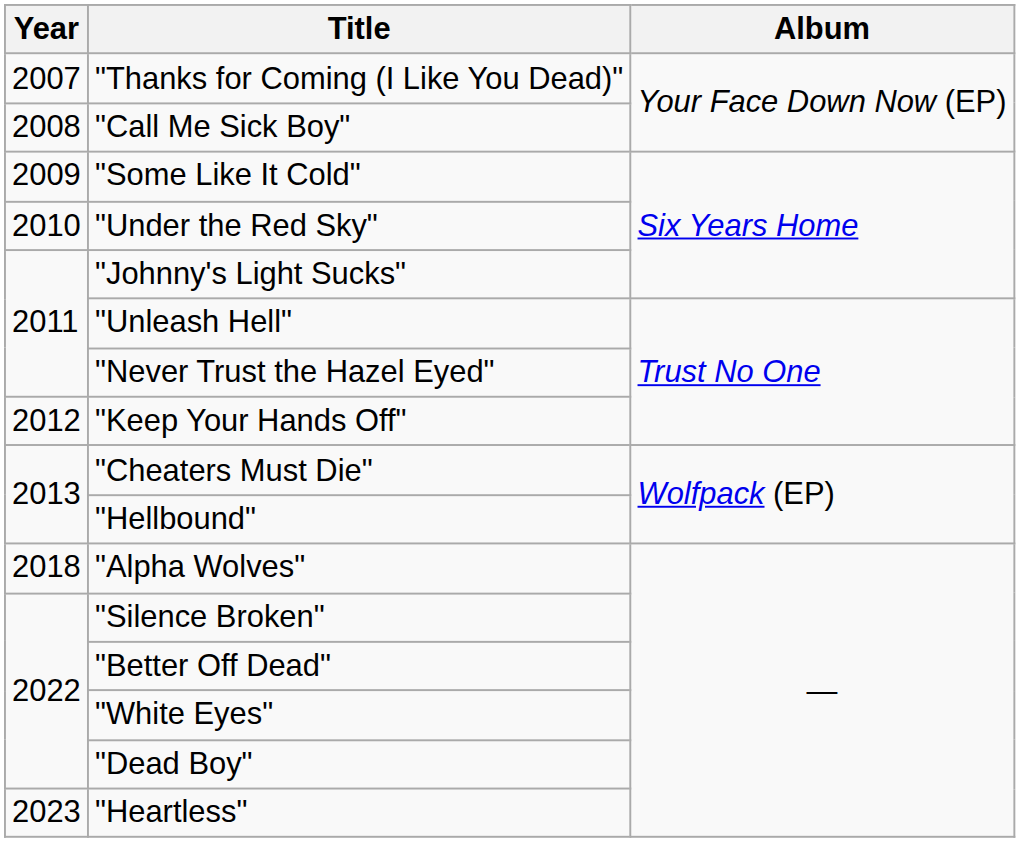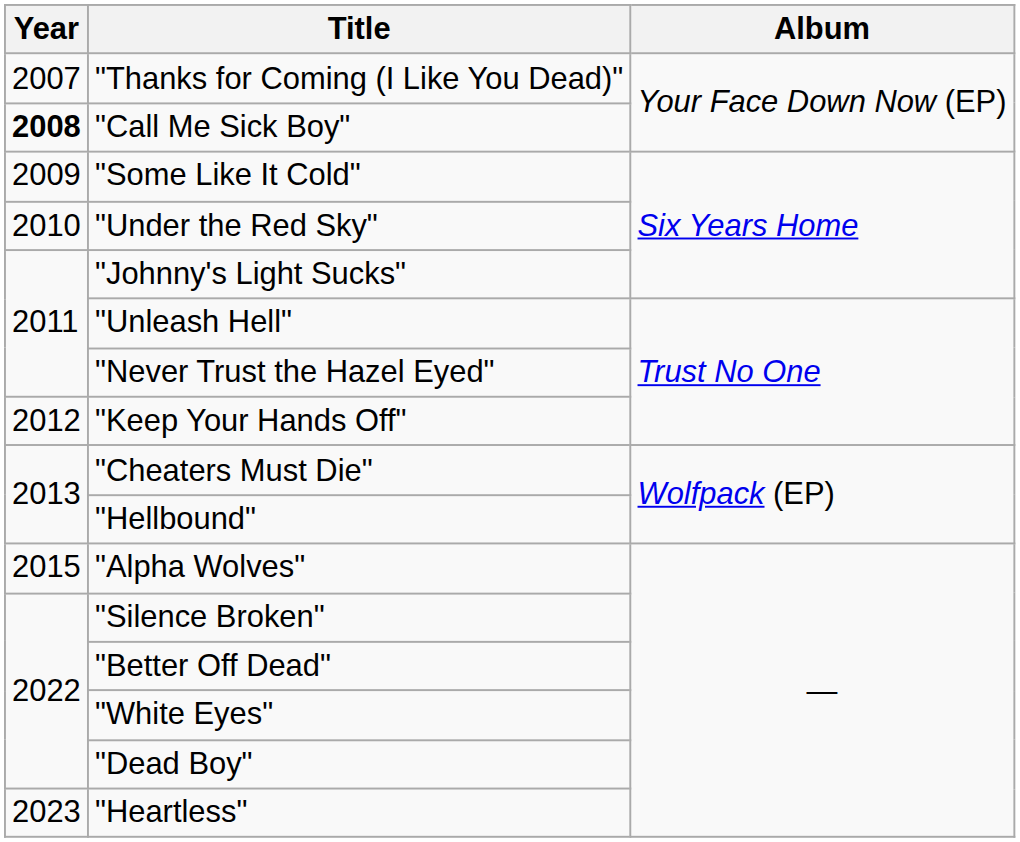(46, 126) normal -> (46, 126) bold
(46, 567) 2018 -> (46, 567) 2015
